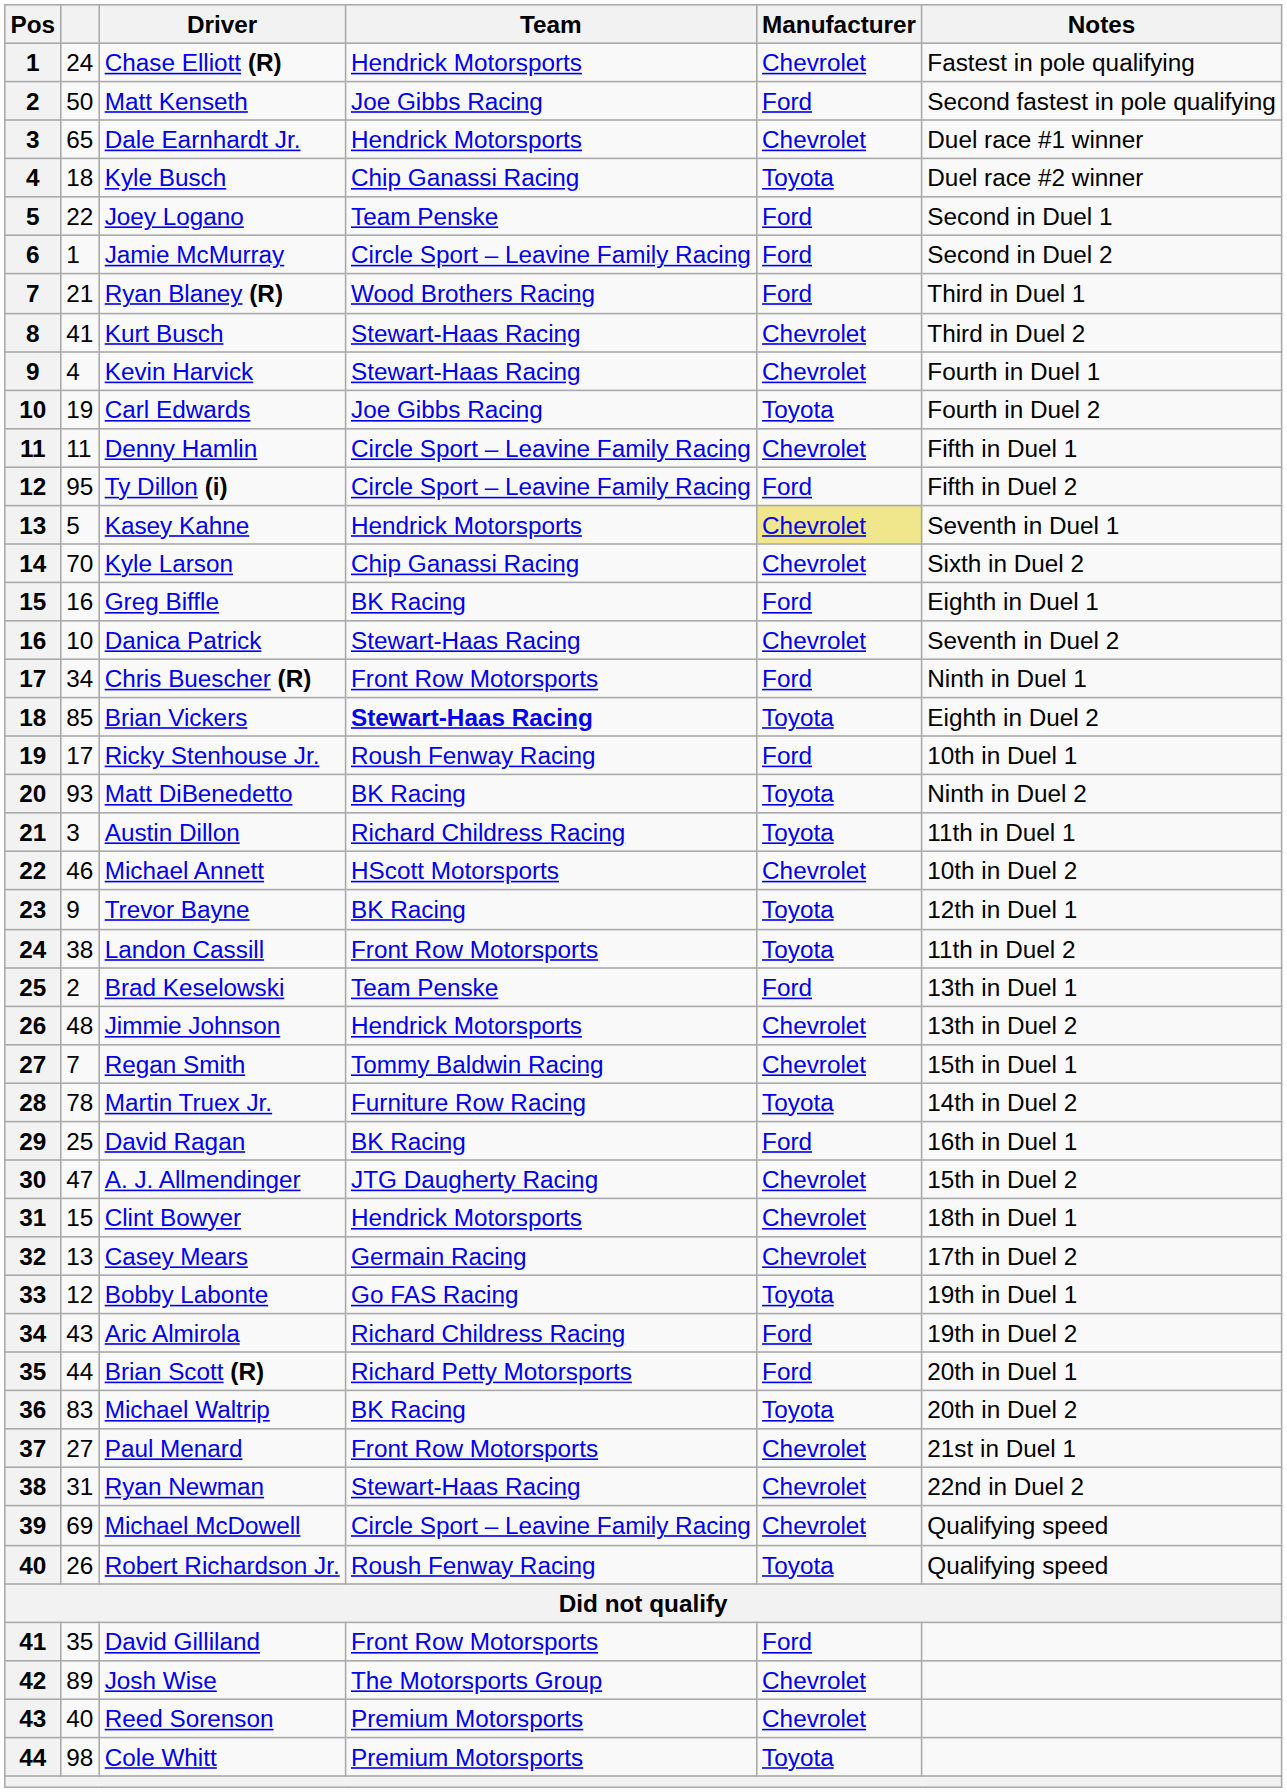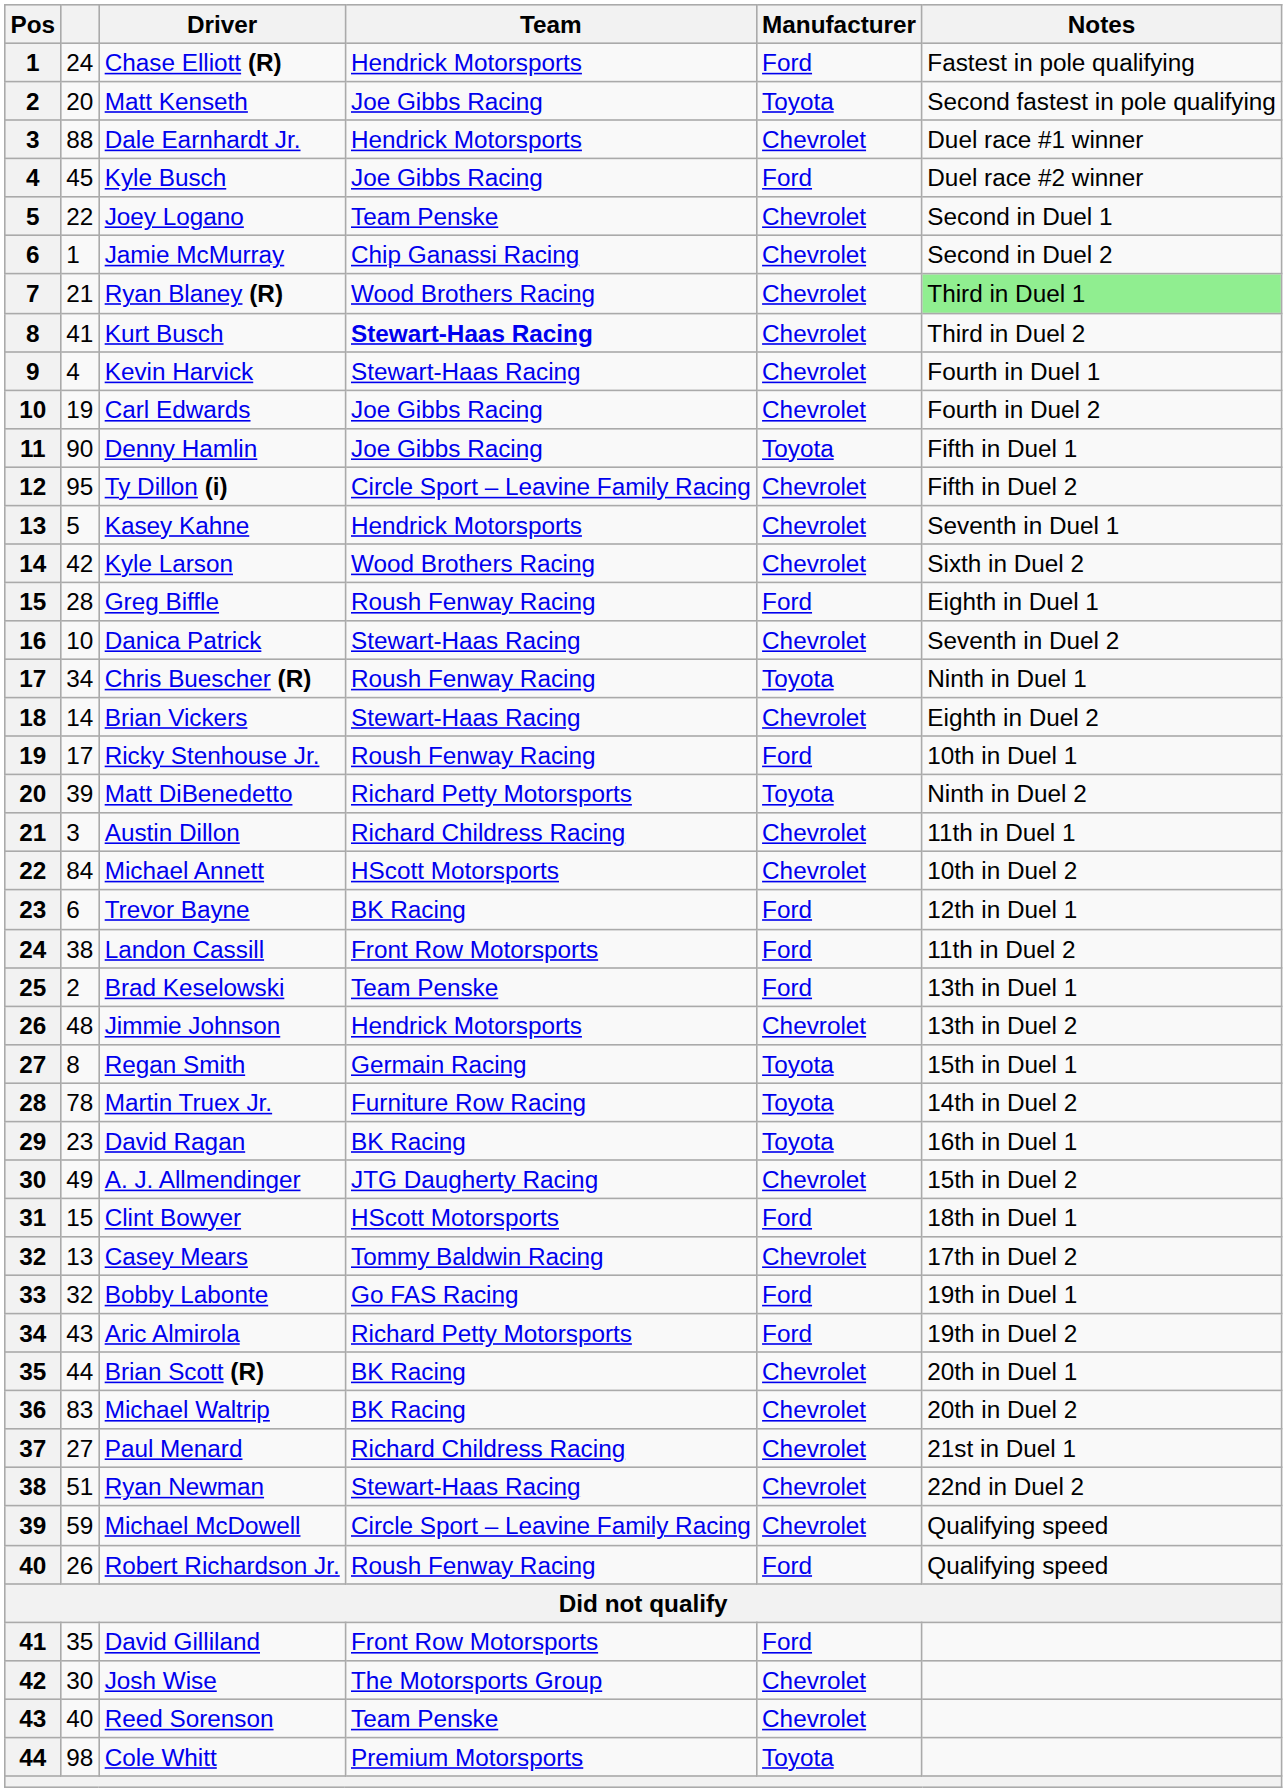(814, 63) Chevrolet -> (787, 63) Ford
(80, 101) 50 -> (80, 101) 20
(787, 101) Ford -> (798, 101) Toyota
(80, 140) 65 -> (80, 140) 88
(80, 178) 18 -> (80, 178) 45
(465, 178) Chip Ganassi Racing -> (447, 178) Joe Gibbs Racing
(798, 178) Toyota -> (787, 178) Ford
(787, 217) Ford -> (814, 217) Chevrolet
(551, 255) Circle Sport – Leavine Family Racing -> (465, 255) Chip Ganassi Racing
(787, 255) Ford -> (814, 255) Chevrolet
(787, 294) Ford -> (814, 294) Chevrolet
(1006, 294) no background -> (1006, 294) lightgreen background
(466, 332) normal -> (472, 332) bold
(798, 409) Toyota -> (814, 409) Chevrolet
(79, 448) 11 -> (80, 448) 90
(551, 448) Circle Sport – Leavine Family Racing -> (447, 448) Joe Gibbs Racing
(814, 448) Chevrolet -> (798, 448) Toyota
(787, 486) Ford -> (814, 486) Chevrolet
(814, 525) khaki background -> (814, 525) no background
(80, 563) 70 -> (80, 563) 42
(465, 563) Chip Ganassi Racing -> (473, 563) Wood Brothers Racing
(80, 602) 16 -> (80, 602) 28
(408, 602) BK Racing -> (473, 602) Roush Fenway Racing
(475, 679) Front Row Motorsports -> (473, 679) Roush Fenway Racing
(787, 679) Ford -> (798, 679) Toyota
(80, 717) 85 -> (80, 717) 14
(472, 717) bold -> (466, 717) normal
(798, 717) Toyota -> (814, 717) Chevrolet
(80, 794) 93 -> (80, 794) 39
(408, 794) BK Racing -> (491, 794) Richard Petty Motorsports
(798, 833) Toyota -> (814, 833) Chevrolet
(80, 871) 46 -> (80, 871) 84
(73, 910) 9 -> (73, 910) 6
(798, 910) Toyota -> (787, 910) Ford
(798, 948) Toyota -> (787, 948) Ford
(73, 1064) 7 -> (73, 1064) 8
(477, 1064) Tommy Baldwin Racing -> (439, 1064) Germain Racing
(814, 1064) Chevrolet -> (798, 1064) Toyota
(80, 1141) 25 -> (80, 1141) 23
(787, 1141) Ford -> (798, 1141) Toyota
(80, 1179) 47 -> (80, 1179) 49
(466, 1218) Hendrick Motorsports -> (455, 1218) HScott Motorsports
(814, 1218) Chevrolet -> (787, 1218) Ford
(439, 1256) Germain Racing -> (477, 1256) Tommy Baldwin Racing
(80, 1295) 12 -> (80, 1295) 32
(798, 1295) Toyota -> (787, 1295) Ford
(488, 1333) Richard Childress Racing -> (491, 1333) Richard Petty Motorsports
(491, 1372) Richard Petty Motorsports -> (408, 1372) BK Racing
(787, 1372) Ford -> (814, 1372) Chevrolet
(798, 1410) Toyota -> (814, 1410) Chevrolet
(475, 1449) Front Row Motorsports -> (488, 1449) Richard Childress Racing
(80, 1487) 31 -> (80, 1487) 51
(80, 1526) 69 -> (80, 1526) 59
(798, 1564) Toyota -> (787, 1564) Ford
(80, 1680) 89 -> (80, 1680) 30
(467, 1718) Premium Motorsports -> (425, 1718) Team Penske
